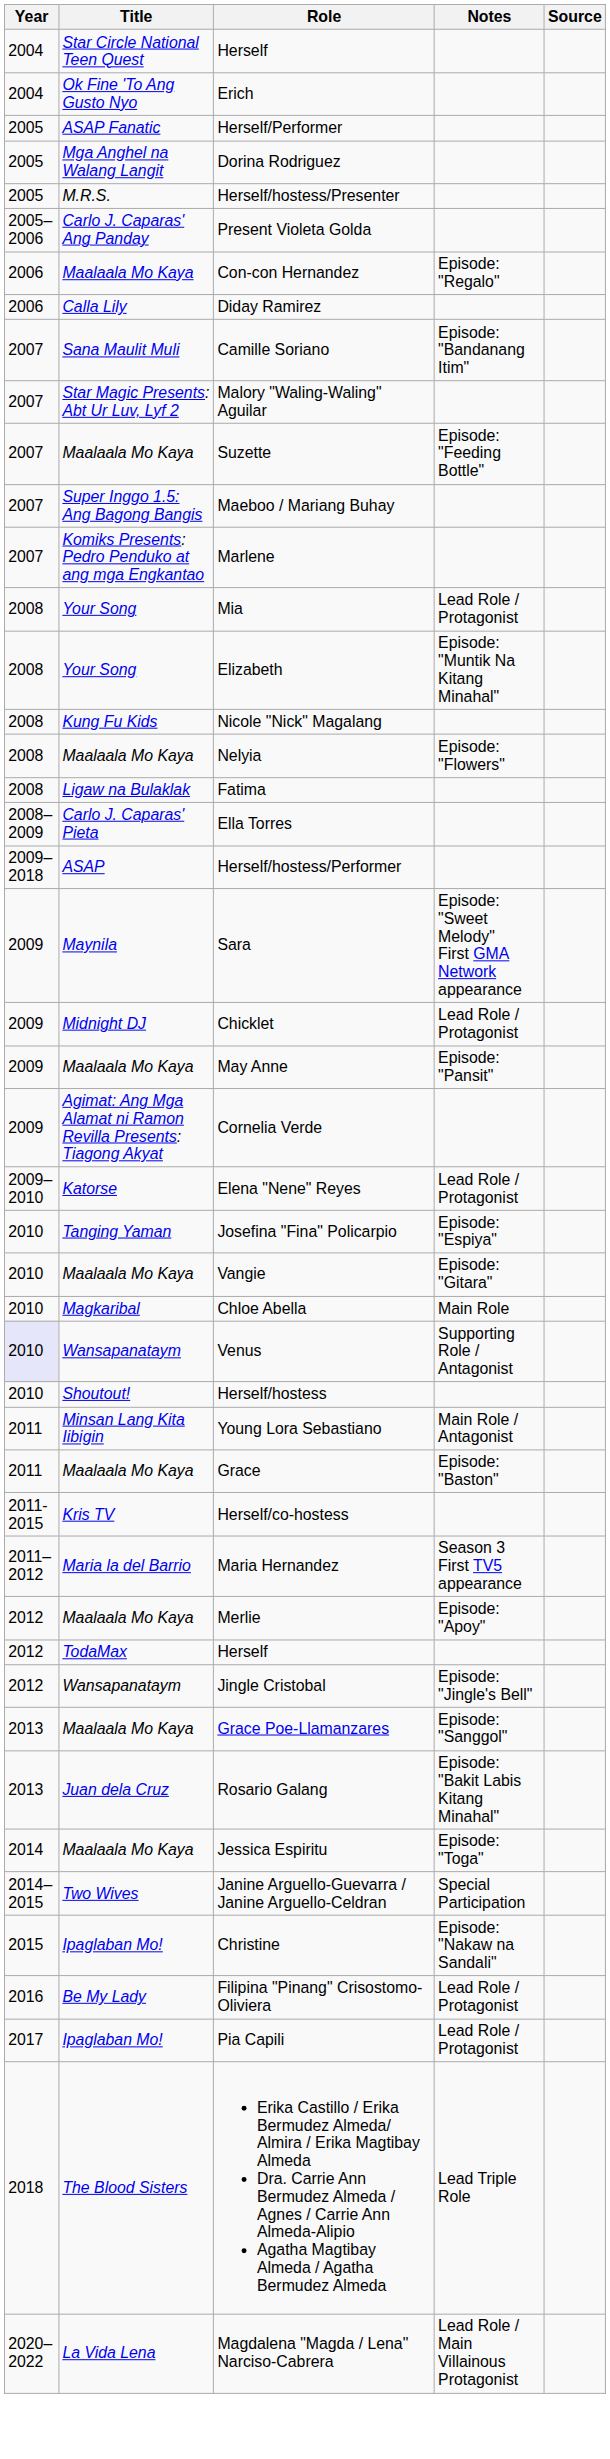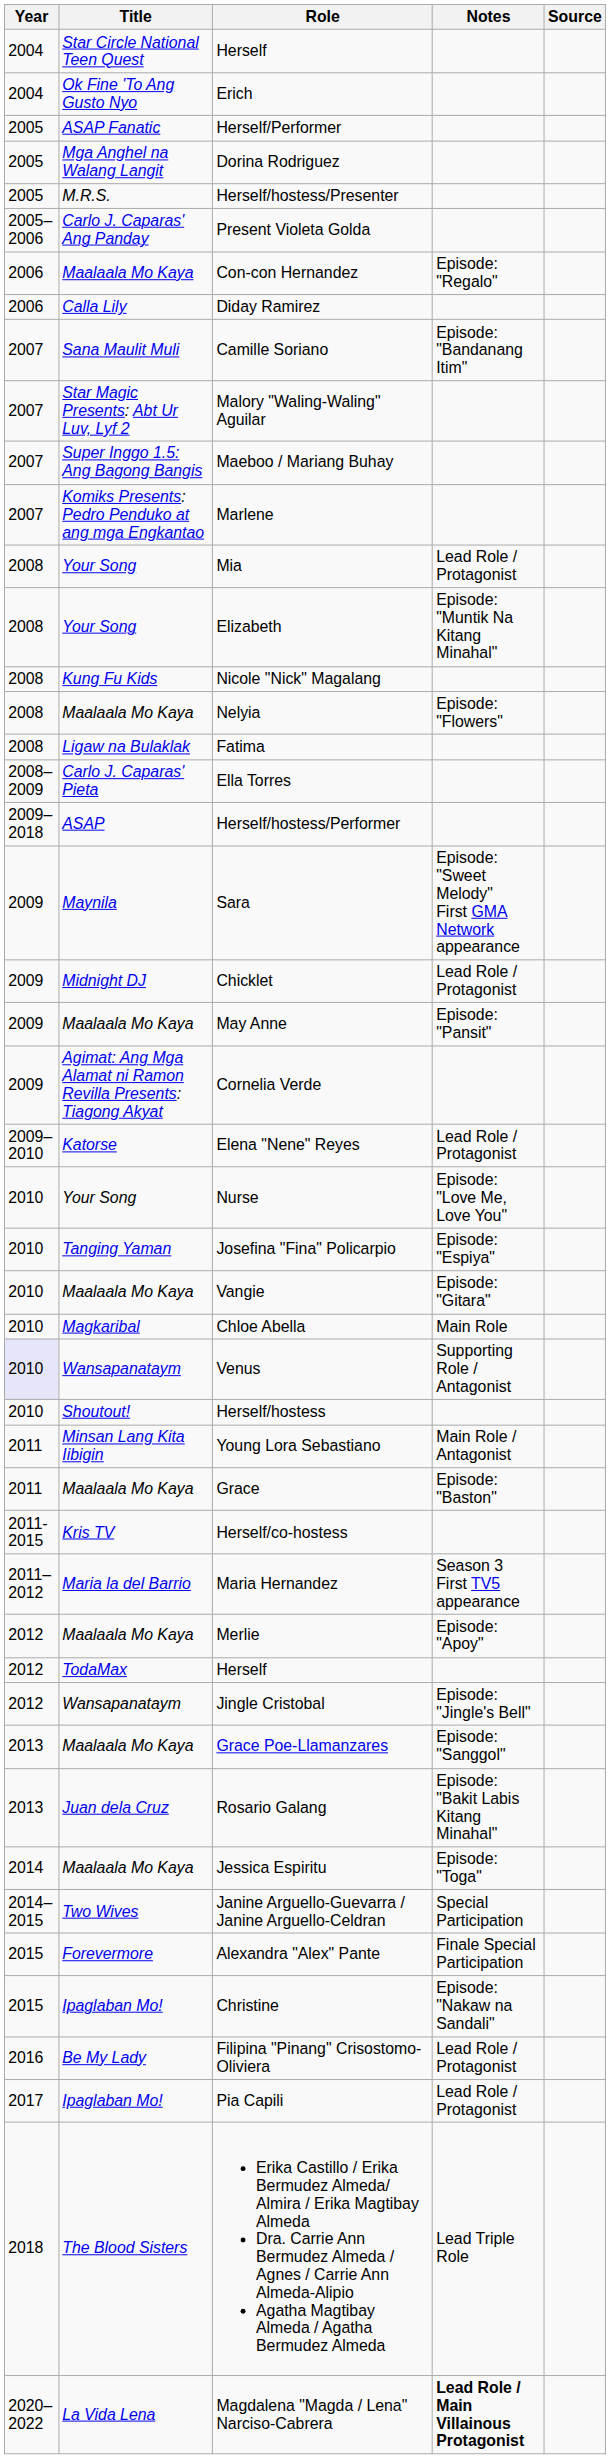- row: (128, 453)
+ row: (99, 1197)
+ row: (108, 1954)
(479, 2353) normal -> (480, 2414) bold
